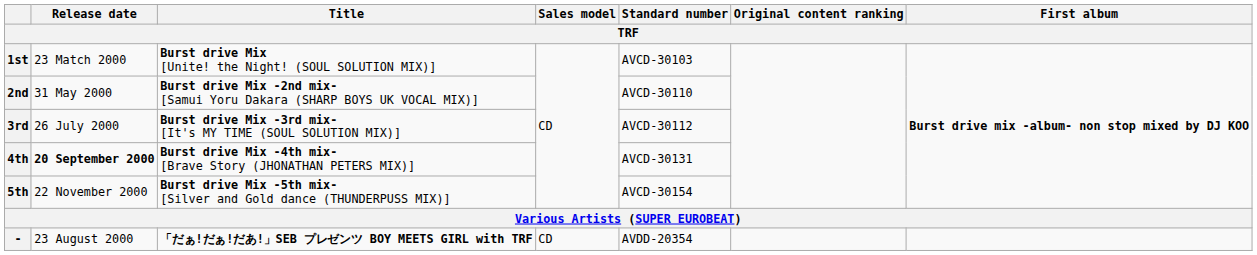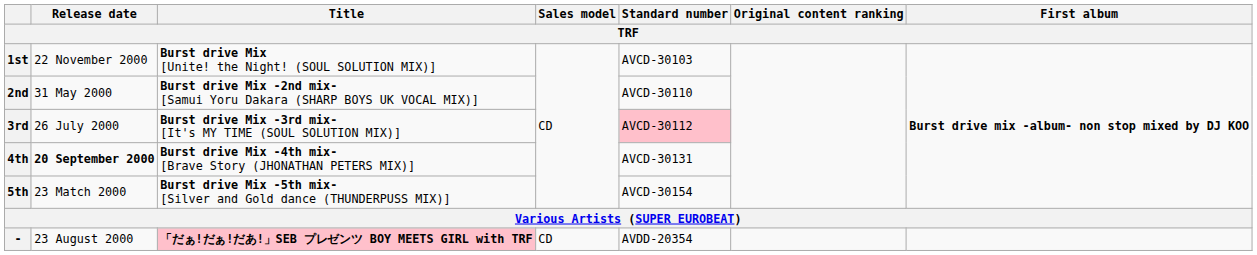(80, 60) 23 Match 2000 -> (91, 60) 22 November 2000
(657, 126) no background -> (657, 126) pink background
(91, 192) 22 November 2000 -> (80, 192) 23 Match 2000
(346, 239) no background -> (346, 239) pink background
